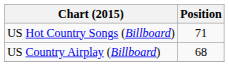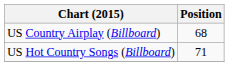rows swapped: (84, 52) <-> (91, 33)
